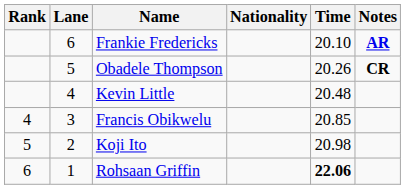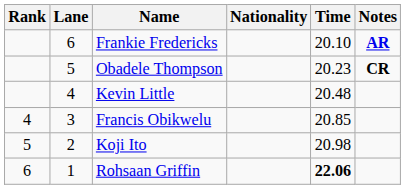(333, 68) 20.26 -> (333, 68) 20.23
